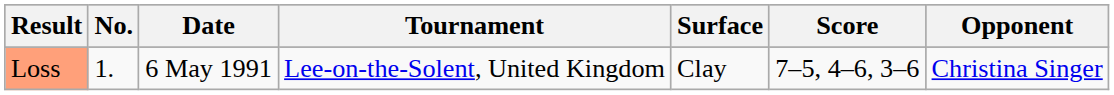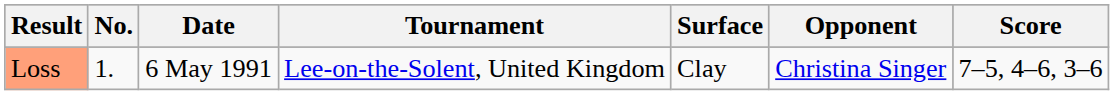columns swapped: (1017, 25) <-> (847, 25)
